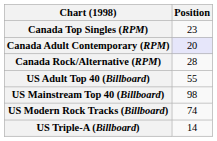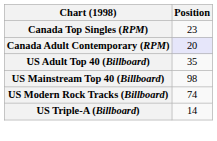- row: (88, 62)
(192, 78) 55 -> (192, 62) 35
